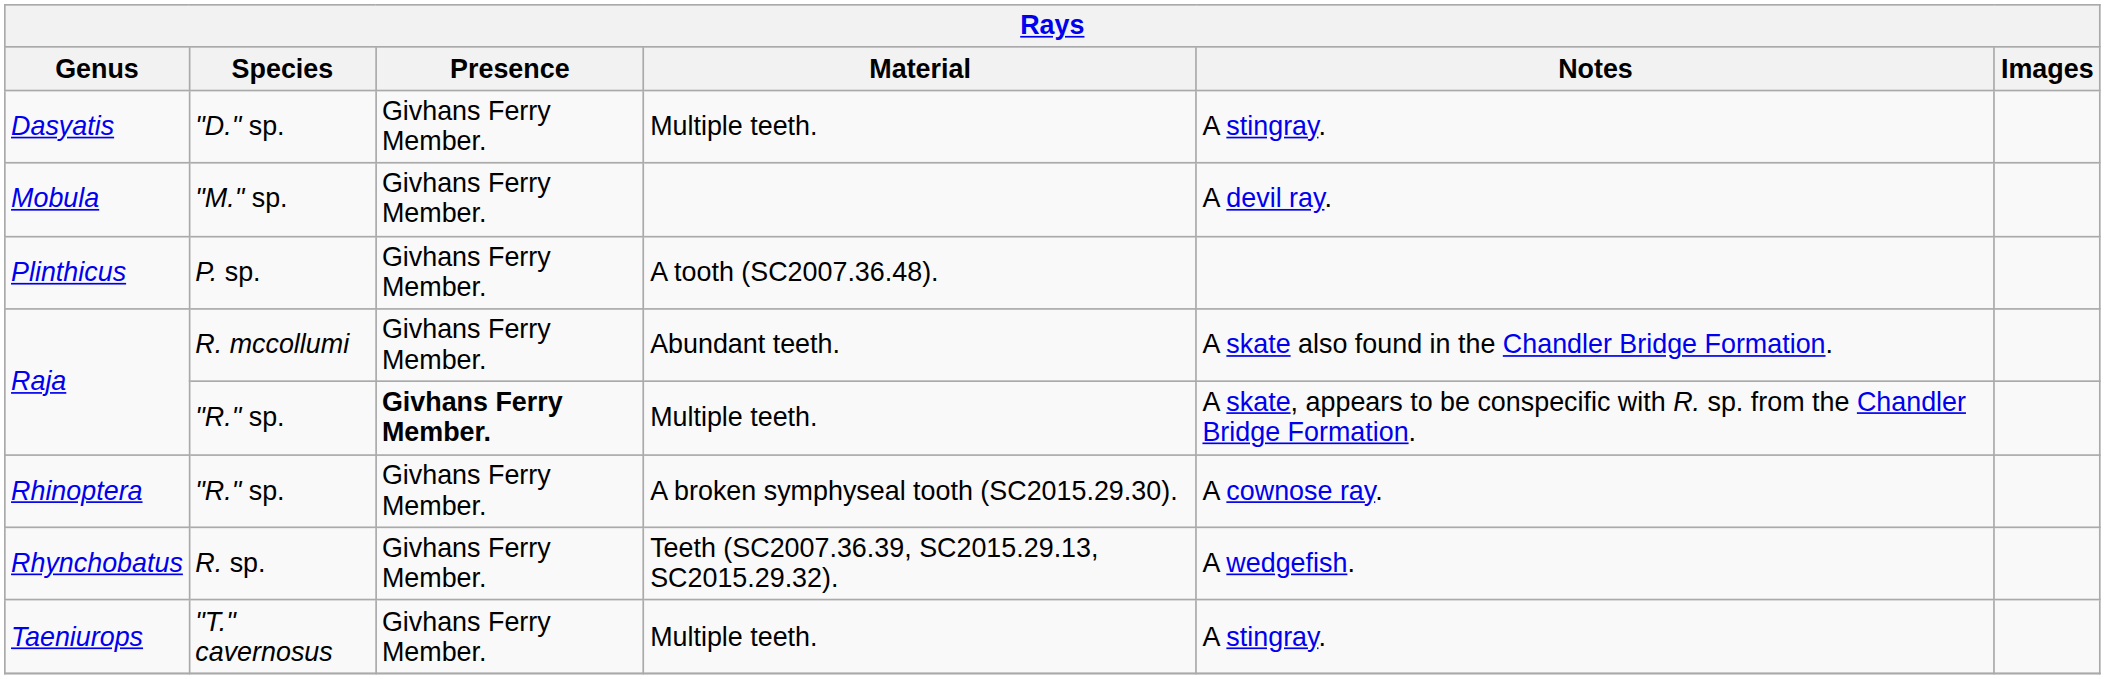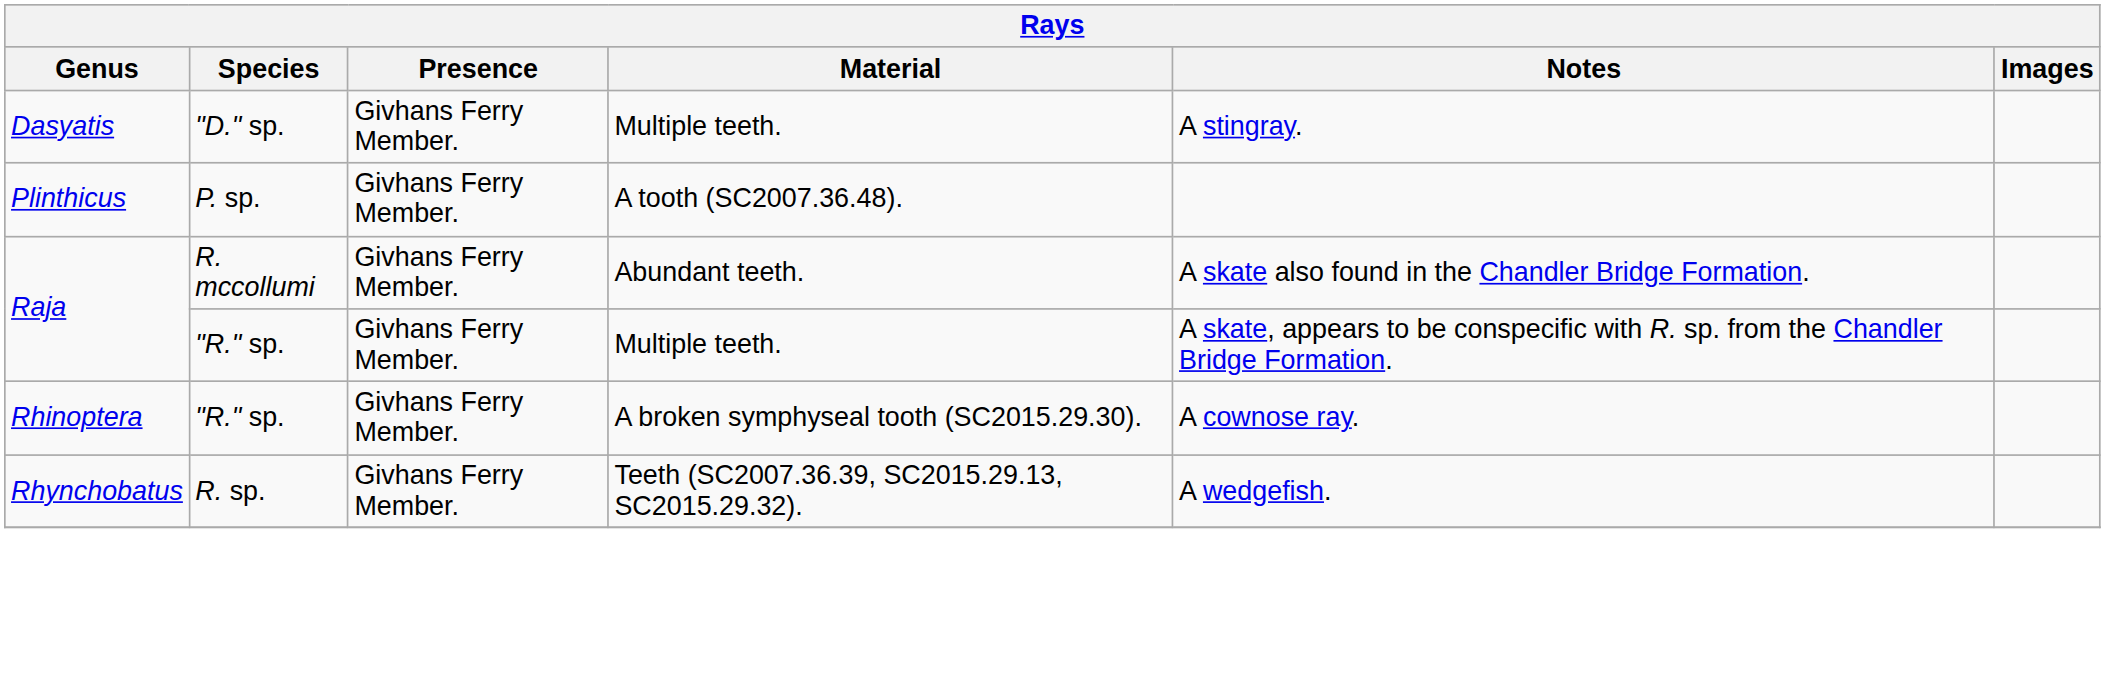- row: (55, 199)
(472, 417) bold -> (439, 344) normal
- row: (77, 636)
